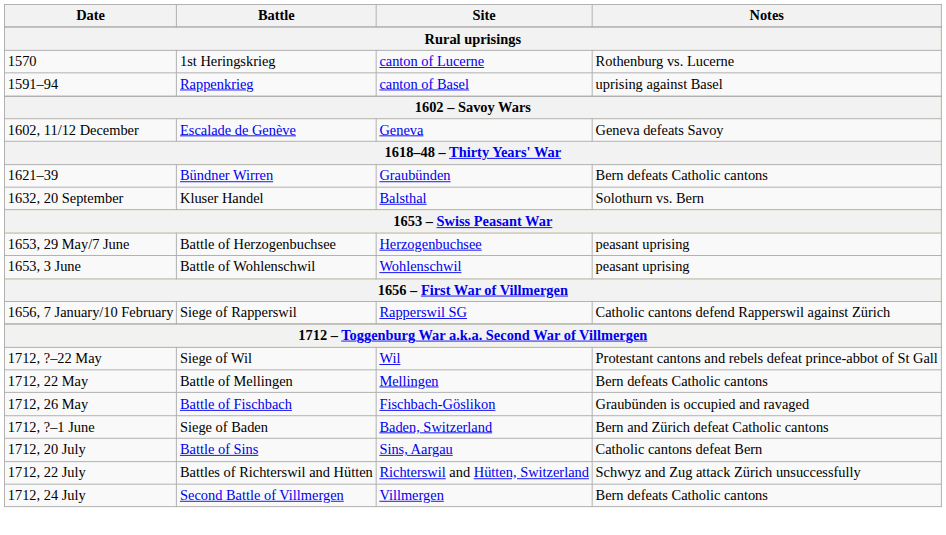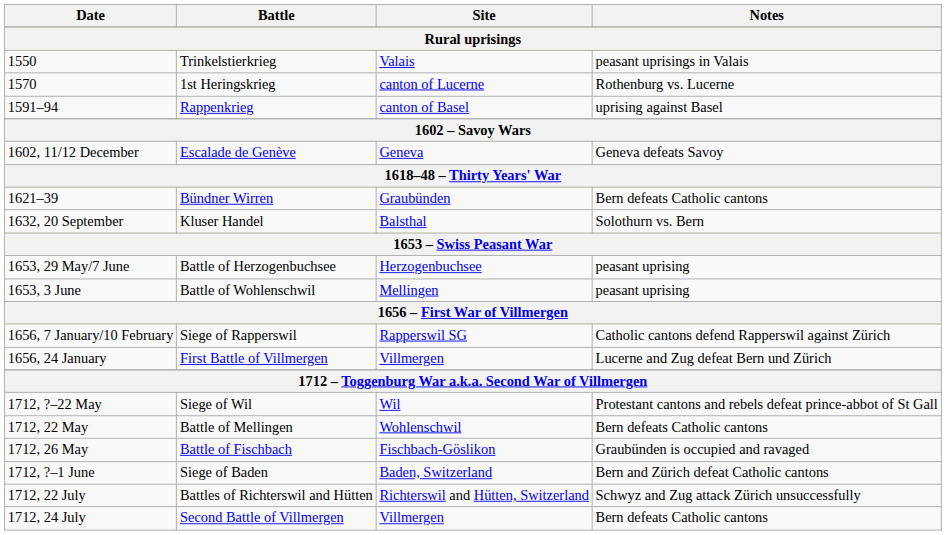+ row: (22, 61)
(420, 267) Wohlenschwil -> (409, 289) Mellingen
+ row: (57, 358)
(409, 381) Mellingen -> (420, 426) Wohlenschwil
- row: (47, 449)
